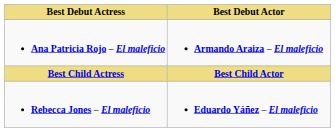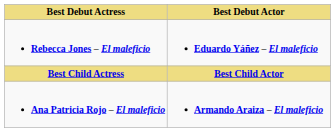rows swapped: (86, 110) <-> (86, 48)
